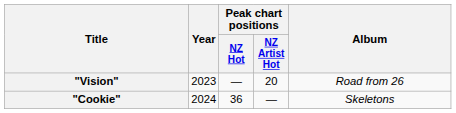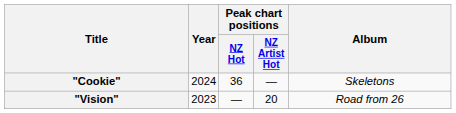rows swapped: (97, 82) <-> (97, 99)
